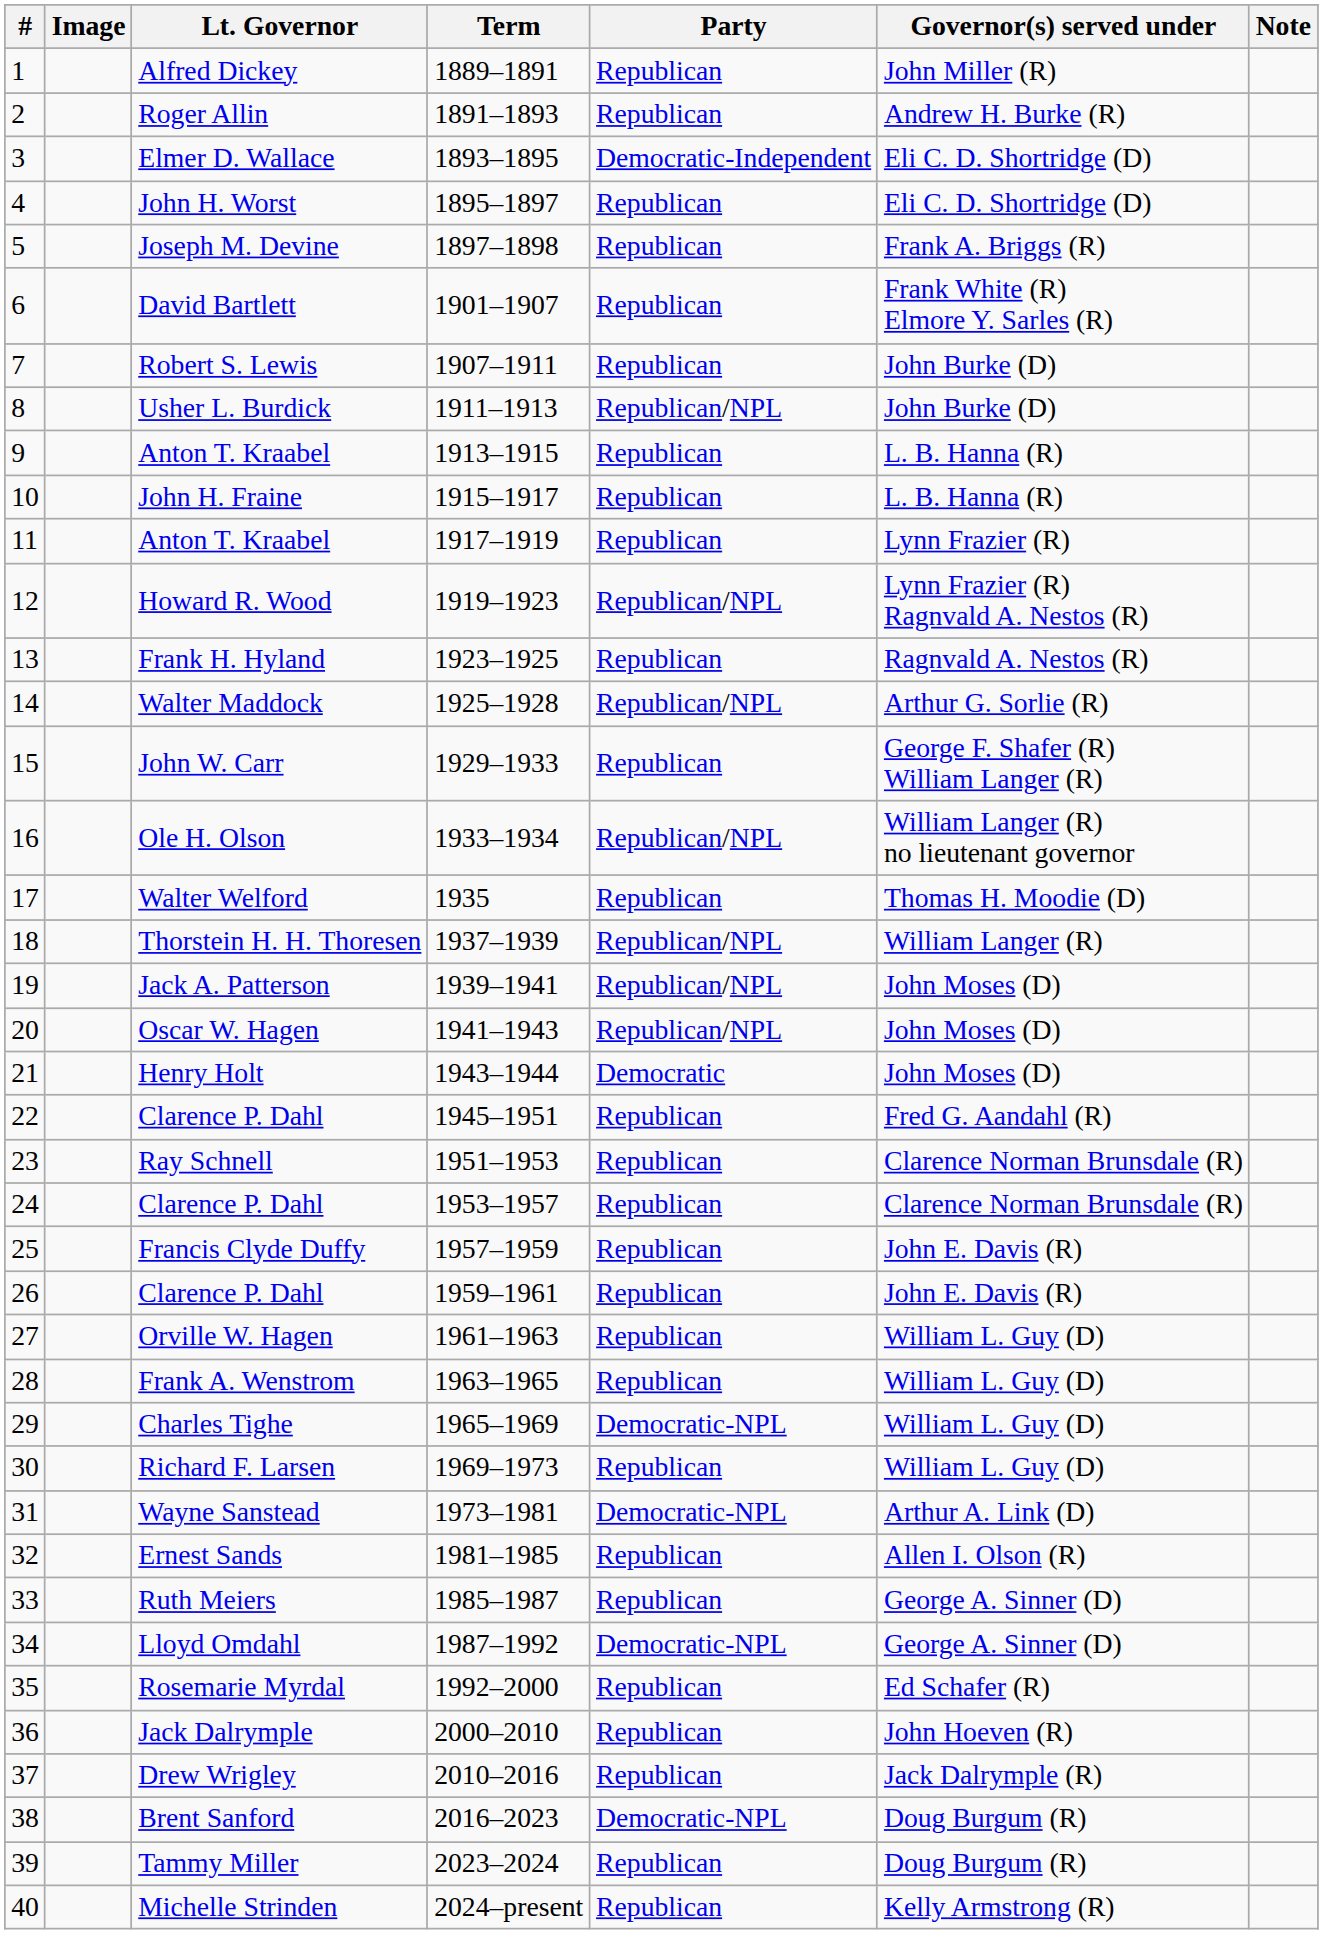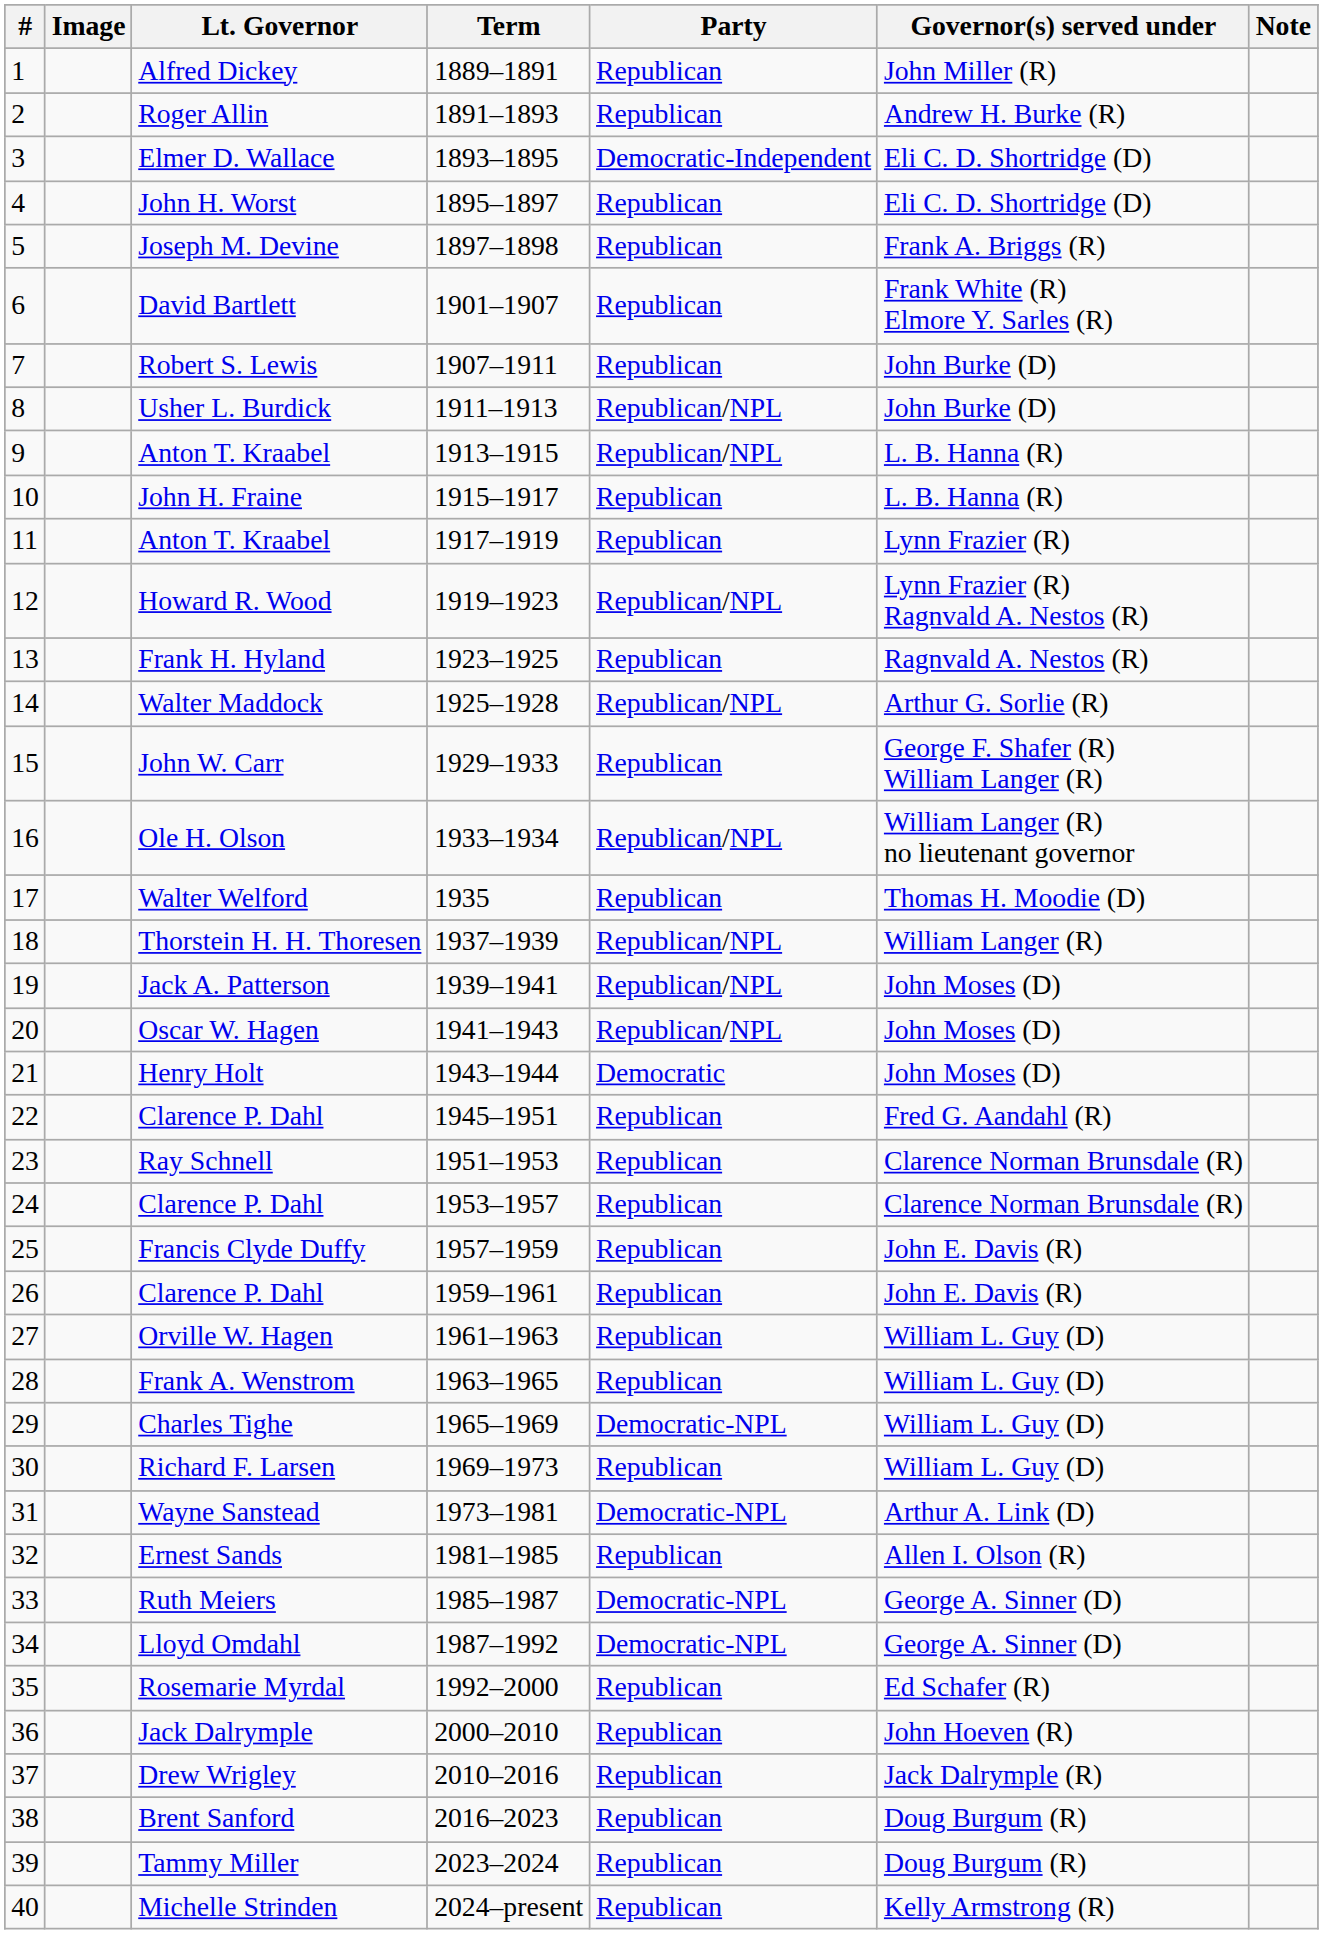(659, 452) Republican -> (689, 452) Republican/NPL
(659, 1599) Republican -> (691, 1599) Democratic-NPL
(691, 1819) Democratic-NPL -> (659, 1819) Republican
